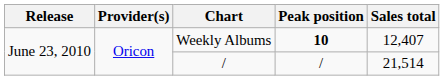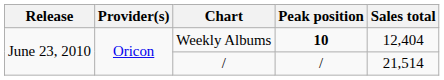(403, 39) 12,407 -> (403, 39) 12,404
